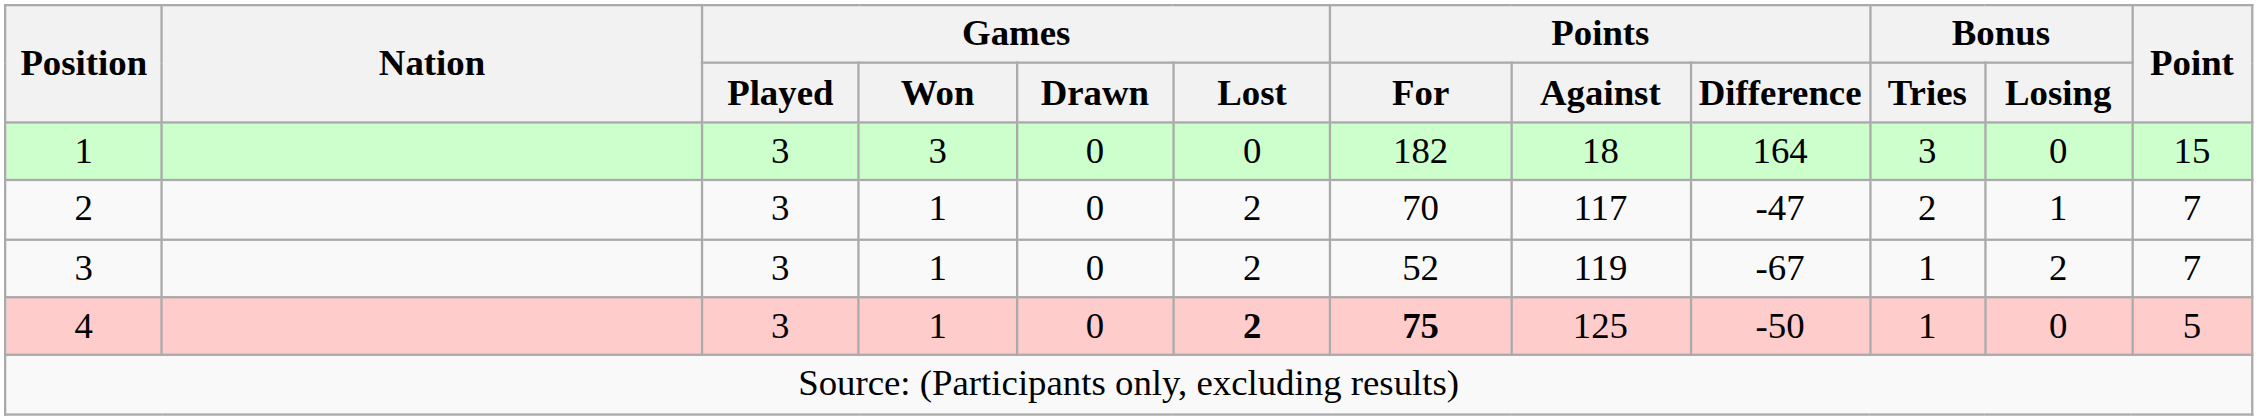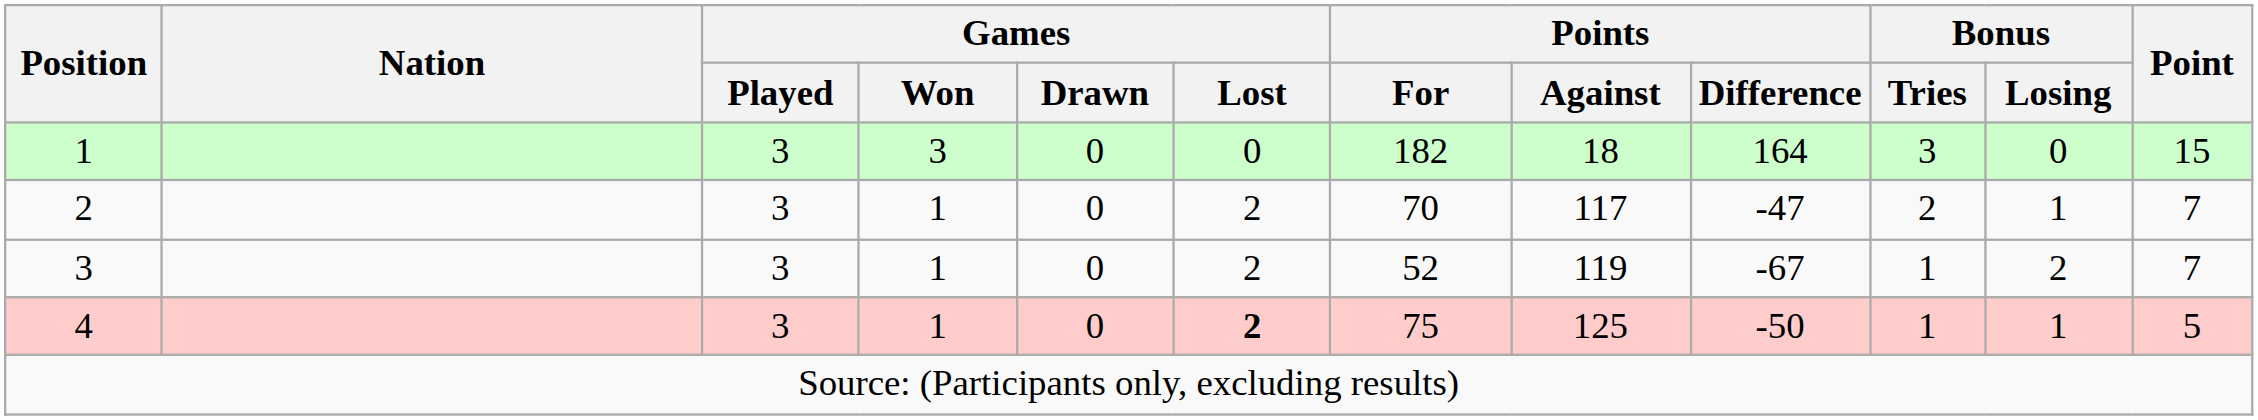(1421, 325) bold -> (1421, 325) normal
(2058, 325) 0 -> (2058, 325) 1
